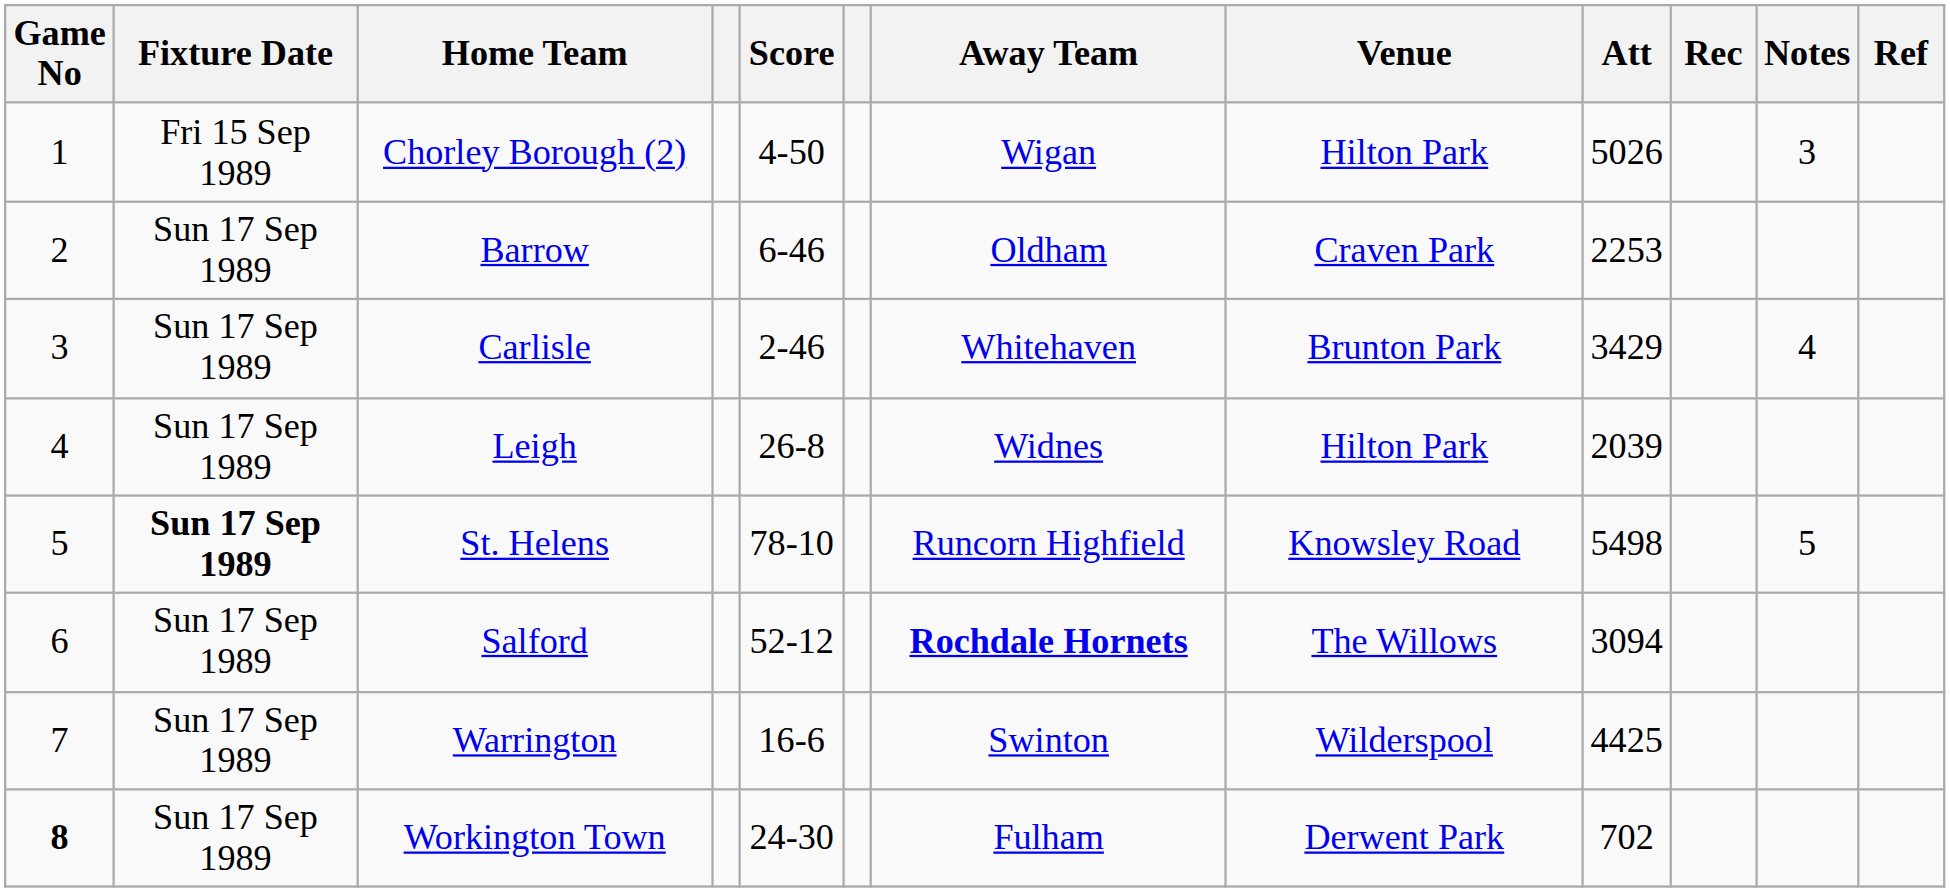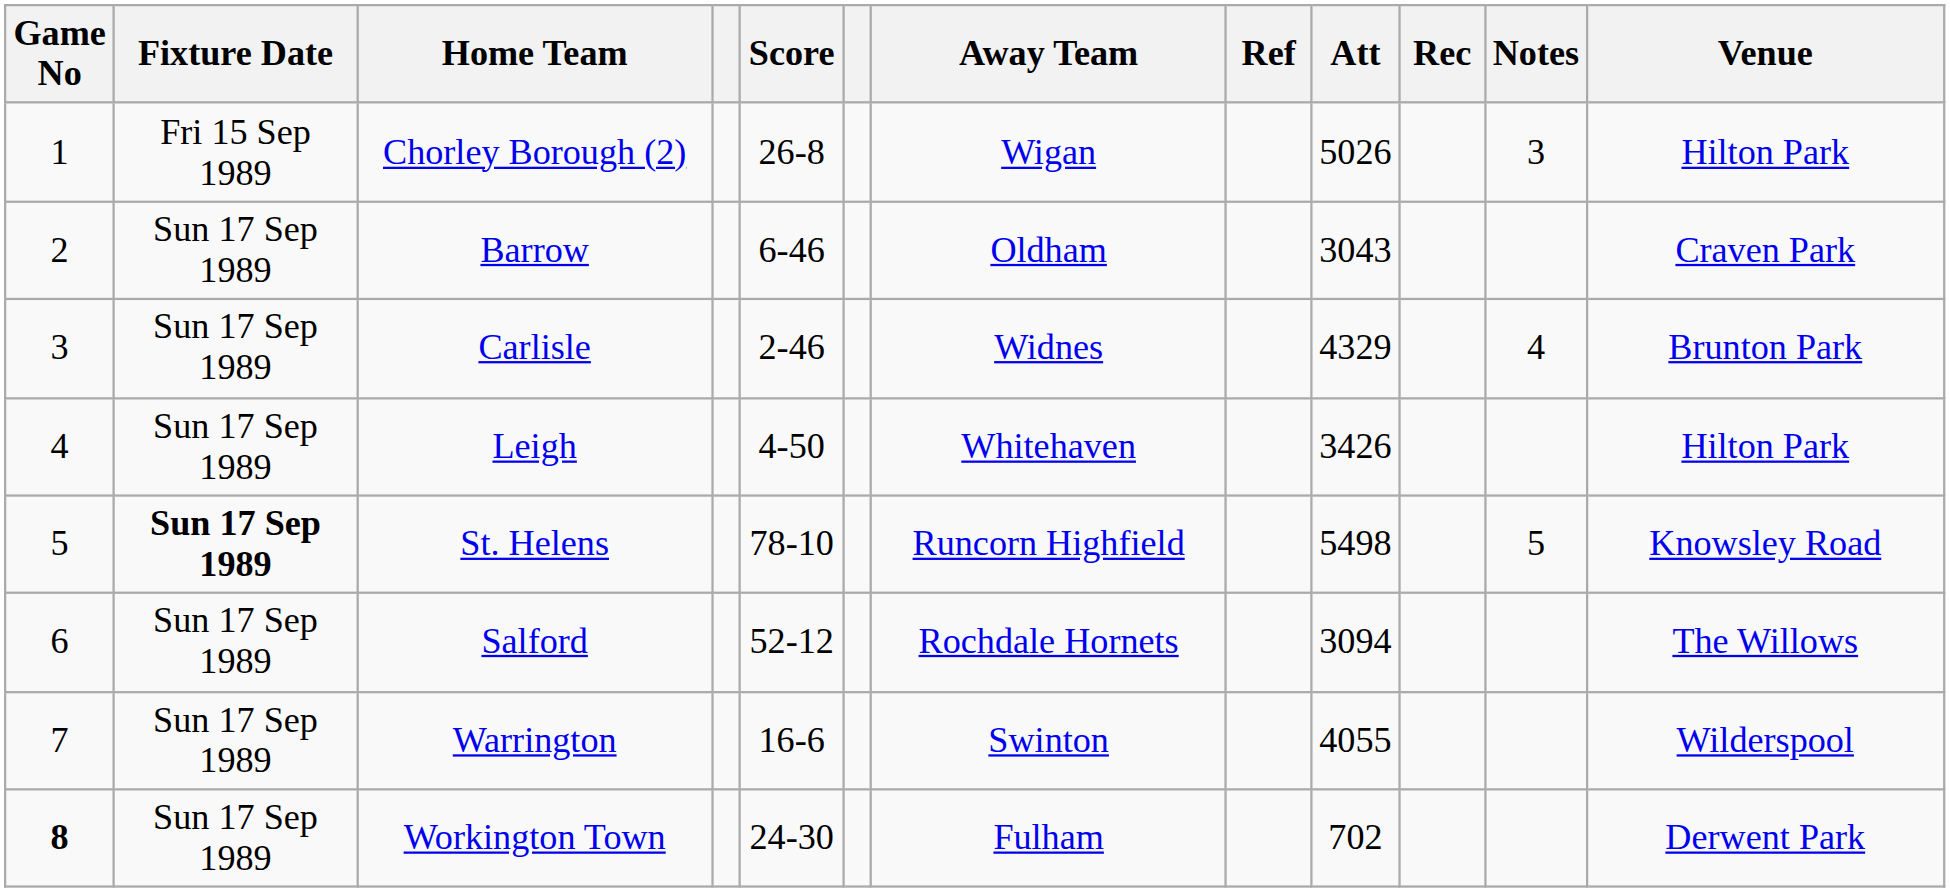columns swapped: (1404, 53) <-> (1901, 53)
(792, 151) 4-50 -> (792, 151) 26-8
(1627, 249) 2253 -> (1355, 249) 3043
(1049, 347) Whitehaven -> (1049, 347) Widnes
(1627, 347) 3429 -> (1355, 347) 4329
(792, 445) 26-8 -> (792, 445) 4-50
(1049, 445) Widnes -> (1049, 445) Whitehaven
(1627, 445) 2039 -> (1355, 445) 3426
(1049, 641) bold -> (1049, 641) normal
(1627, 739) 4425 -> (1355, 739) 4055
